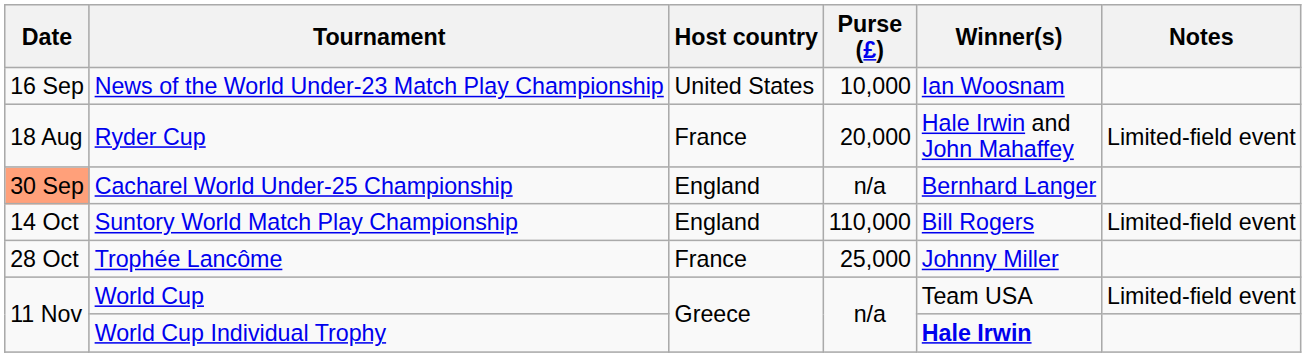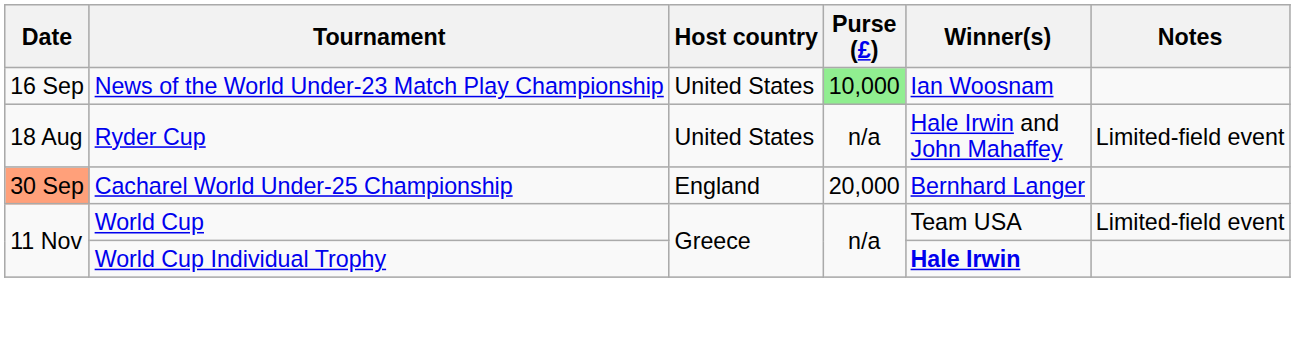(875, 86) no background -> (864, 86) lightgreen background
(711, 136) France -> (744, 136) United States
(875, 136) 20,000 -> (864, 136) n/a
(870, 186) n/a -> (864, 186) 20,000
- row: (306, 223)
- row: (188, 259)
